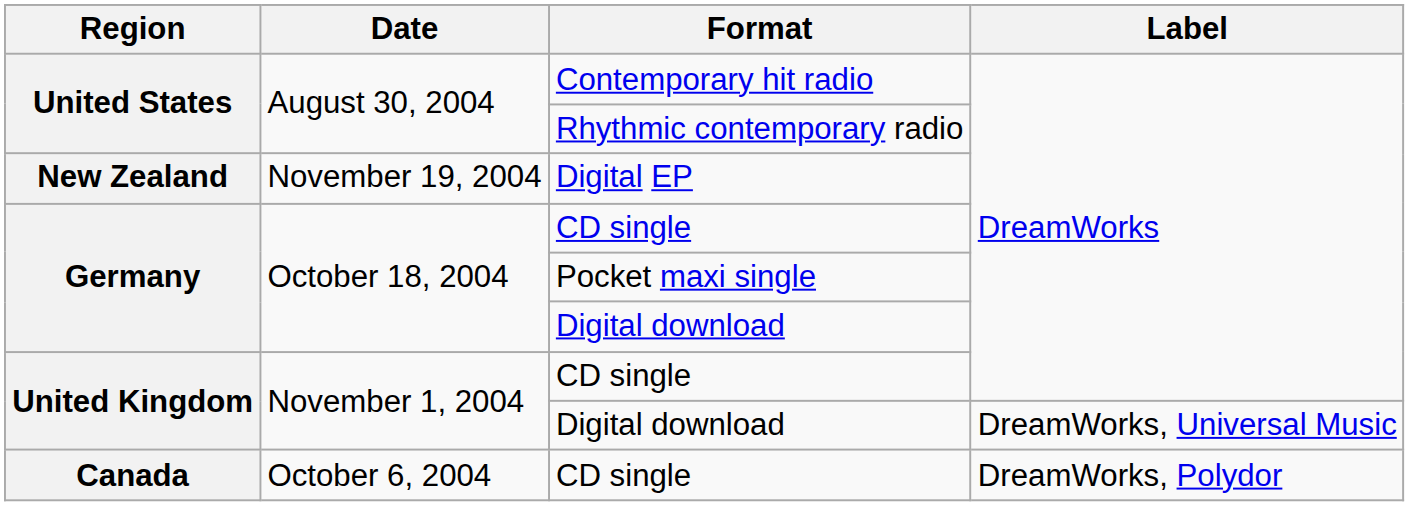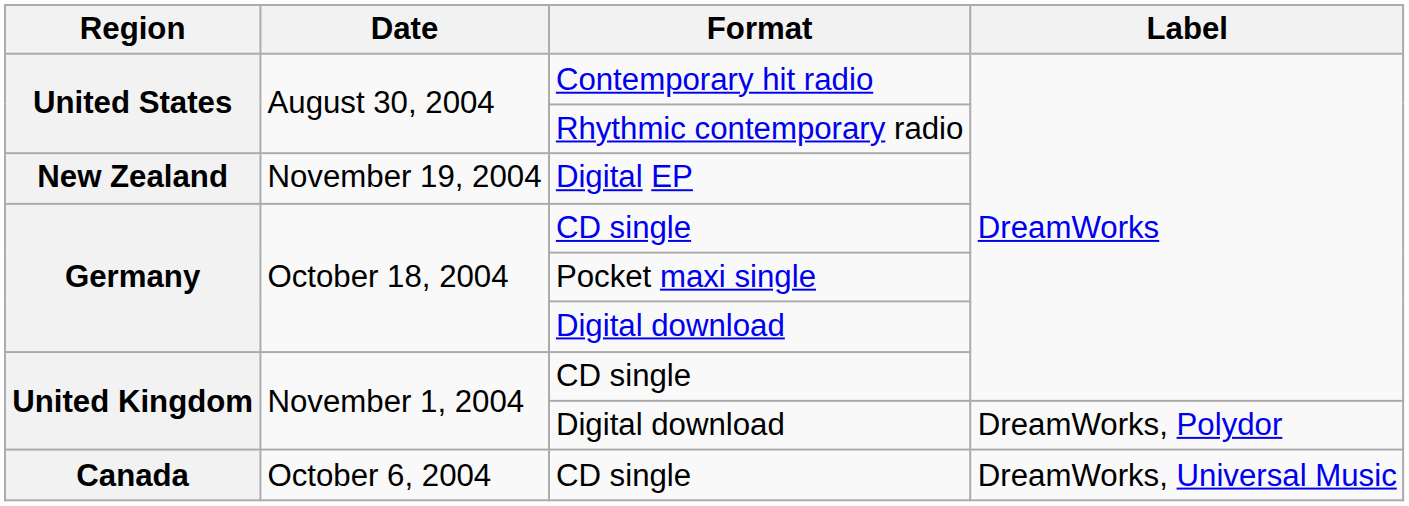(1187, 425) DreamWorks, Universal Music -> (1130, 425) DreamWorks, Polydor
(1130, 474) DreamWorks, Polydor -> (1187, 474) DreamWorks, Universal Music
